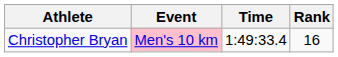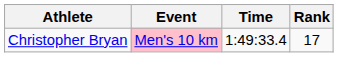(312, 40) 16 -> (312, 40) 17
